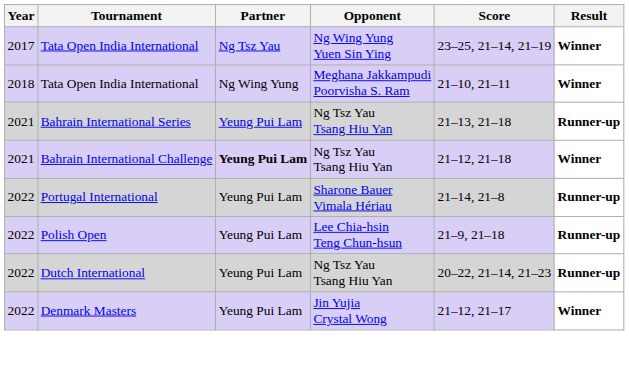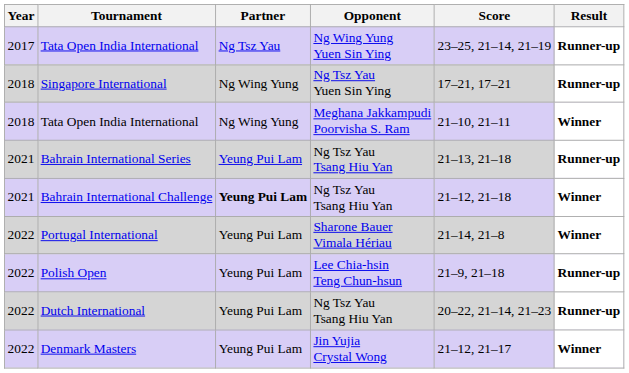(579, 45) Winner -> (589, 45) Runner-up
+ row: (104, 83)
(589, 197) Runner-up -> (579, 235) Winner
